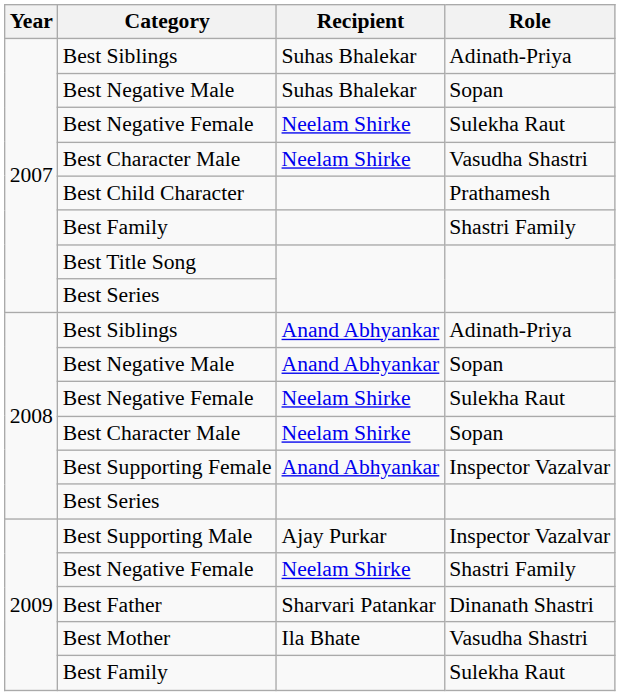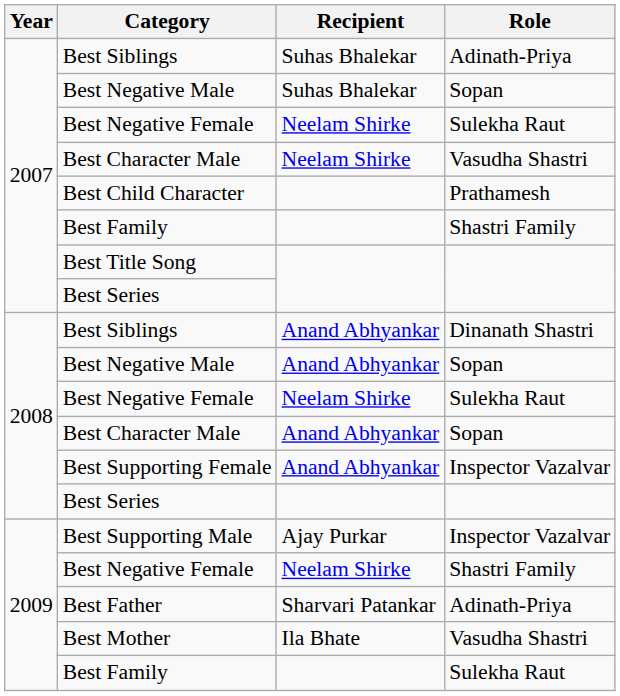(510, 329) Adinath-Priya -> (522, 329) Dinanath Shastri
(346, 432) Neelam Shirke -> (360, 432) Anand Abhyankar
(522, 603) Dinanath Shastri -> (510, 603) Adinath-Priya
